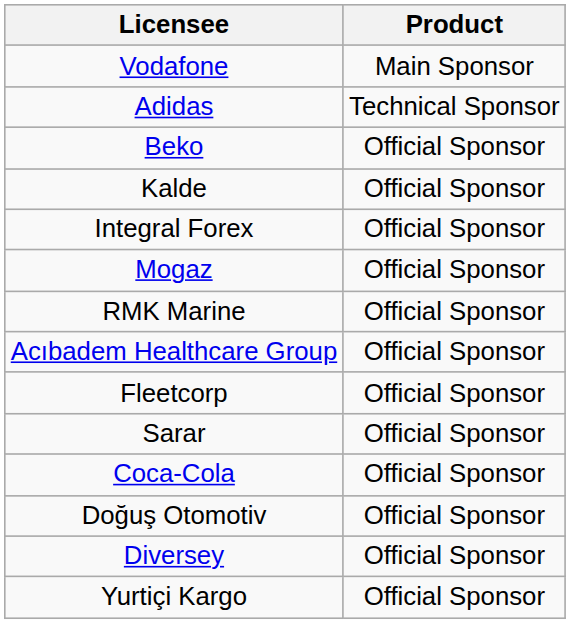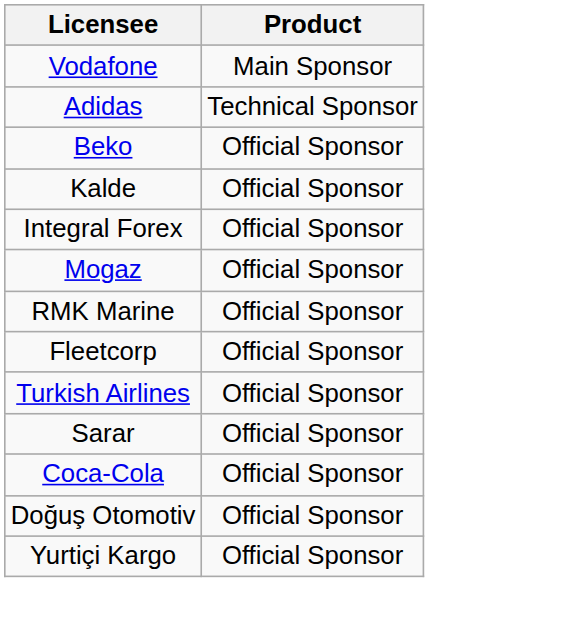- row: (174, 351)
+ row: (103, 392)
- row: (174, 556)
